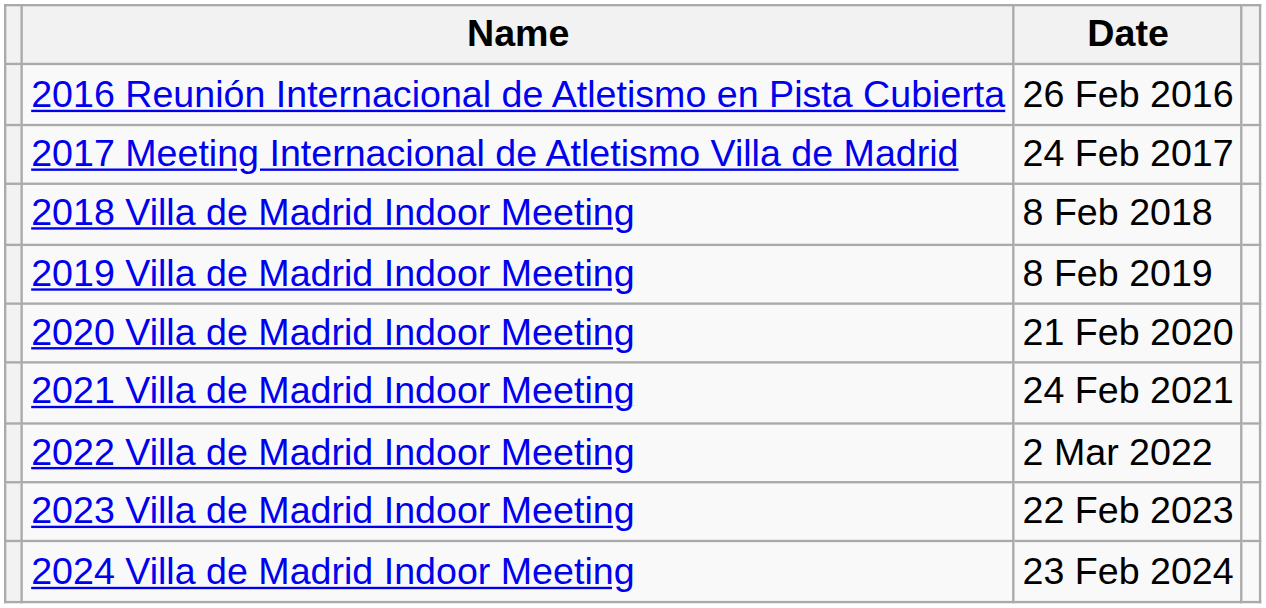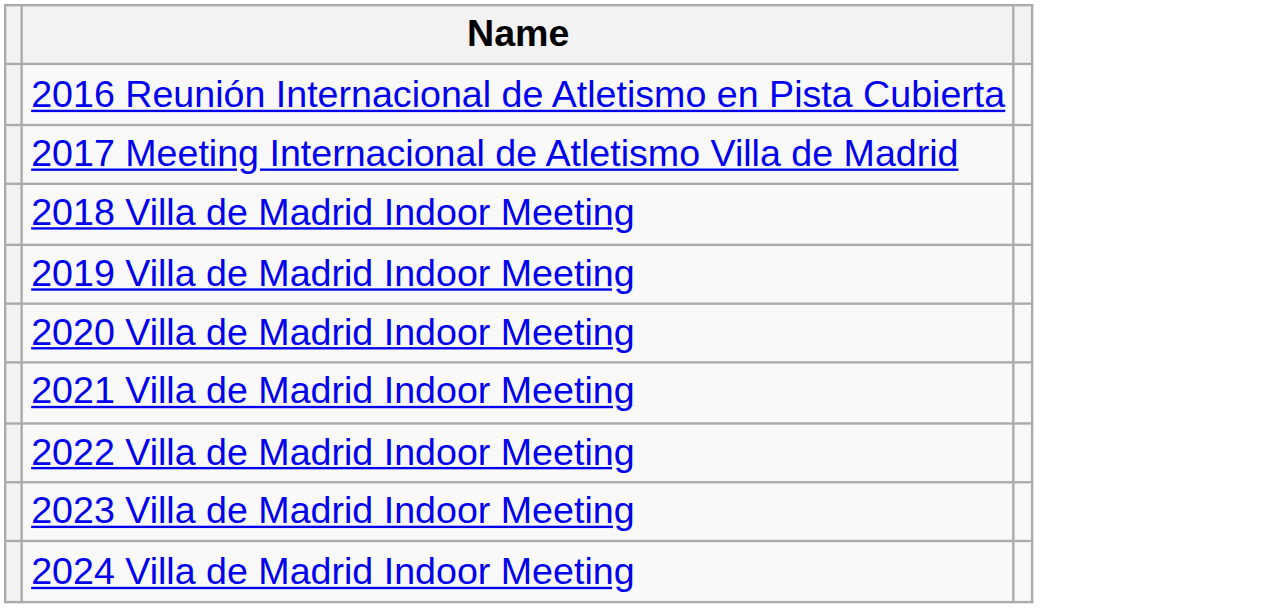- column: (1128, 34)
